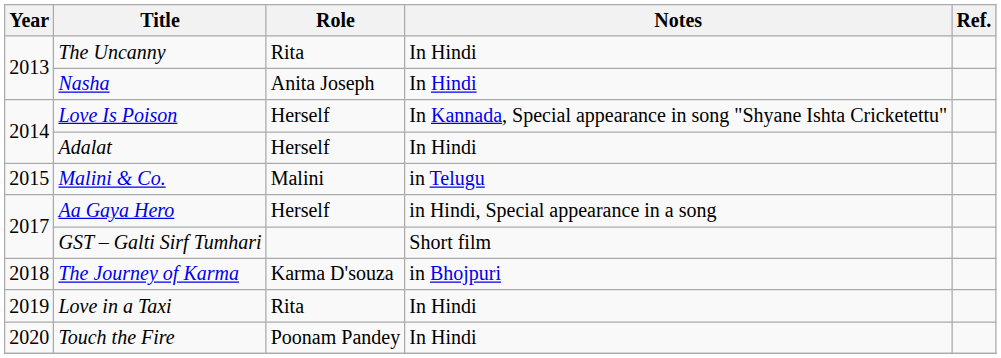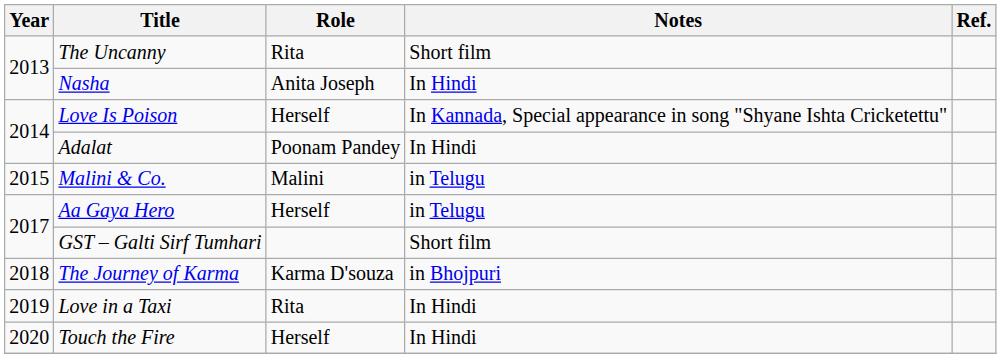(443, 52) In Hindi -> (450, 52) Short film
(300, 147) Herself -> (335, 147) Poonam Pandey
(563, 210) in Hindi, Special appearance in a song -> (447, 210) in Telugu
(335, 337) Poonam Pandey -> (300, 337) Herself
